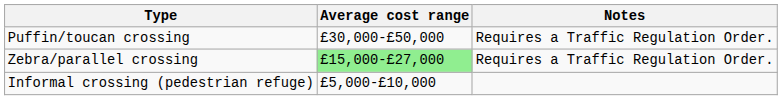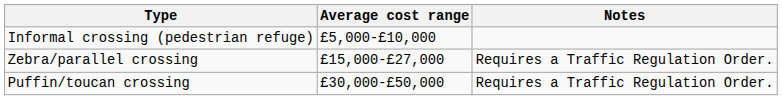rows swapped: (161, 83) <-> (99, 38)
(382, 61) lightgreen background -> (382, 61) no background
